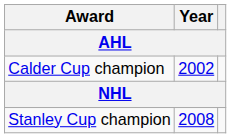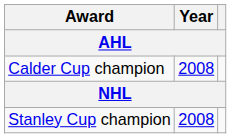(196, 68) 2002 -> (196, 68) 2008
